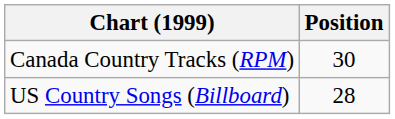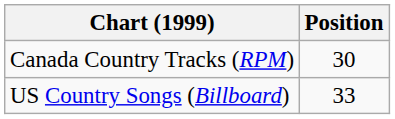(344, 95) 28 -> (344, 95) 33
